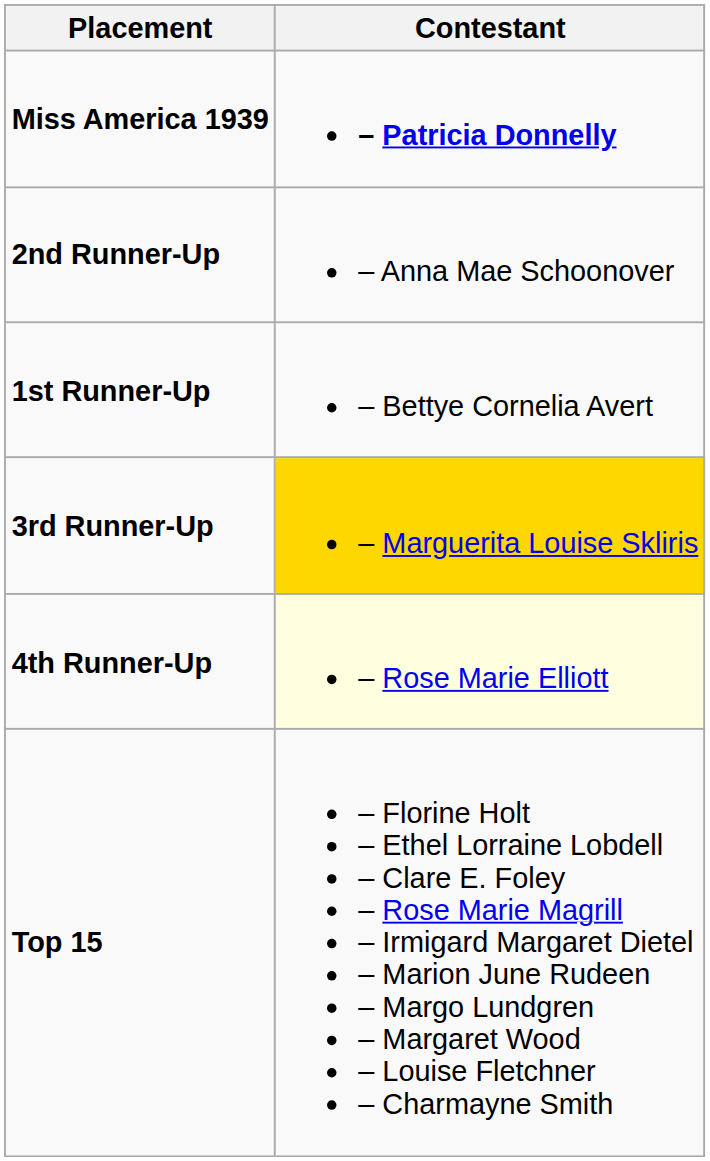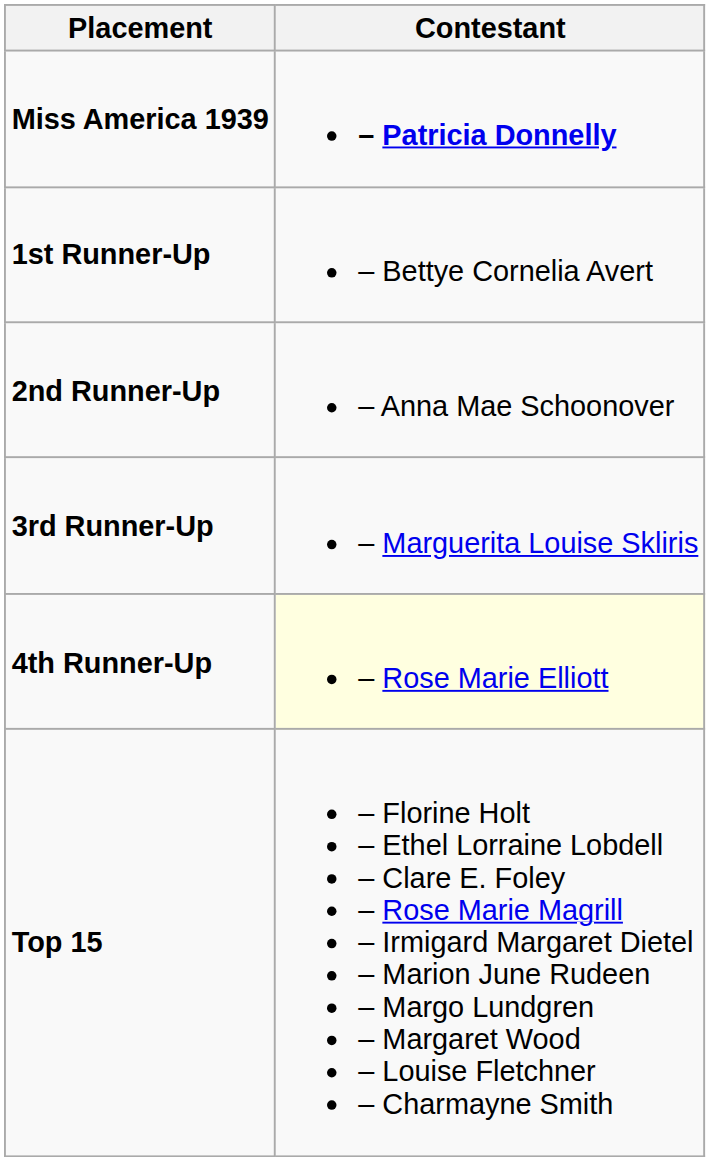rows swapped: (111, 390) <-> (116, 254)
(490, 542) gold background -> (490, 542) no background
